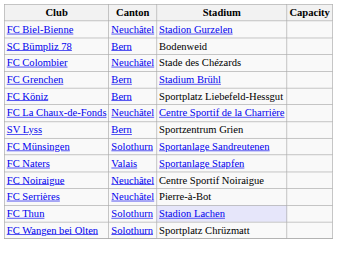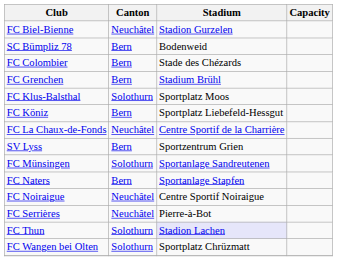(133, 63) Neuchâtel -> (122, 63) Bern
+ row: (44, 96)
(124, 163) Valais -> (122, 180) Bern
